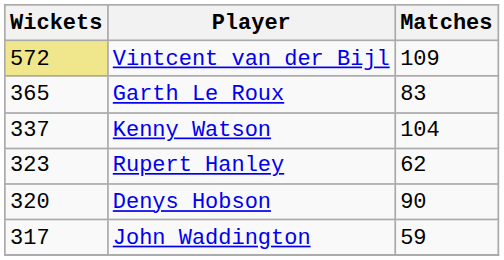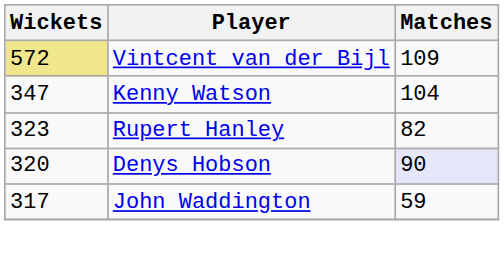- row: (199, 94)
(30, 130) 337 -> (30, 94) 347
(413, 166) 62 -> (413, 130) 82
(413, 202) no background -> (413, 166) lavender background
